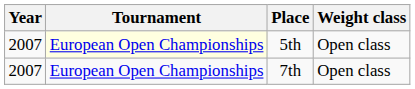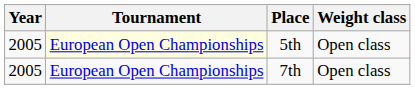(25, 44) 2007 -> (25, 44) 2005
(25, 71) 2007 -> (25, 71) 2005
